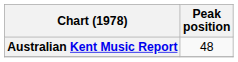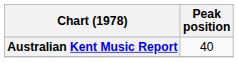(207, 47) 48 -> (207, 47) 40
